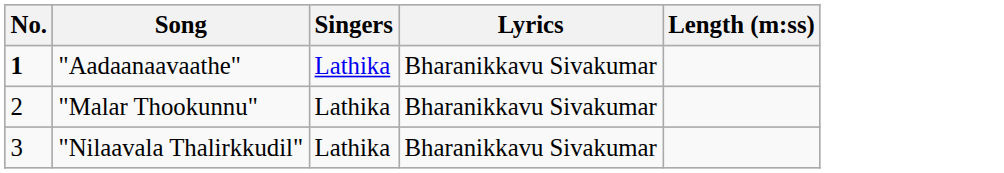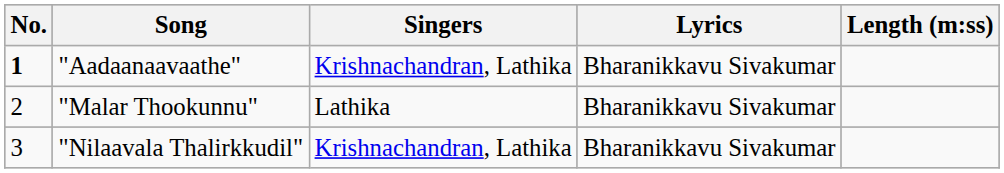(352, 65) Lathika -> (443, 65) Krishnachandran, Lathika
(352, 147) Lathika -> (443, 147) Krishnachandran, Lathika
